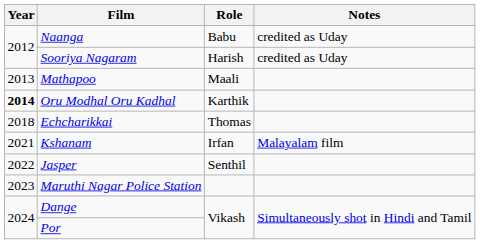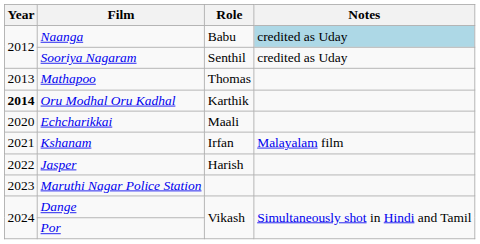(302, 36) no background -> (302, 36) lightblue background
(226, 57) Harish -> (227, 57) Senthil
(223, 79) Maali -> (229, 79) Thomas
(21, 121) 2018 -> (21, 121) 2020
(229, 121) Thomas -> (223, 121) Maali
(227, 164) Senthil -> (226, 164) Harish
